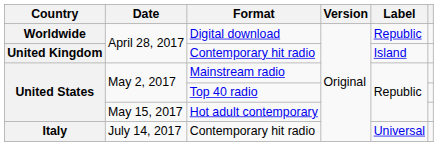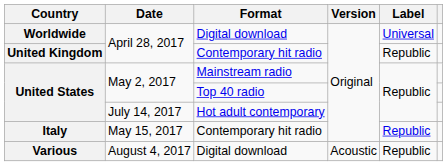(398, 33) Republic -> (408, 33) Universal
(390, 53) Island -> (407, 53) Republic
(145, 111) May 15, 2017 -> (145, 111) July 14, 2017
(145, 131) July 14, 2017 -> (145, 131) May 15, 2017
(399, 131) Universal -> (407, 131) Republic
+ row: (55, 151)
